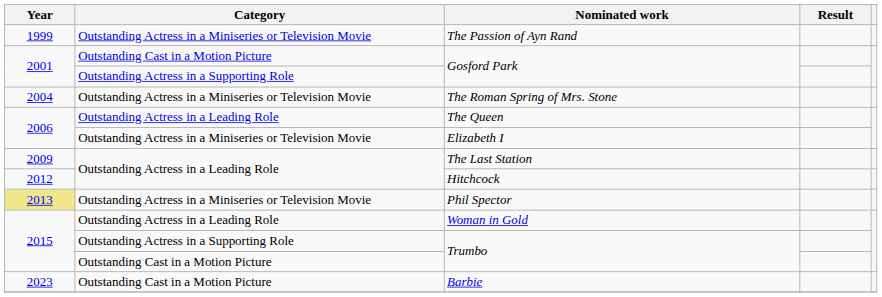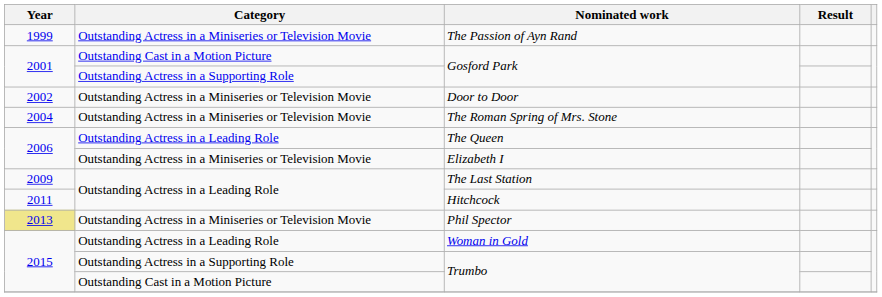+ row: (225, 96)
(40, 179) 2012 -> (40, 199) 2011
- row: (175, 281)
